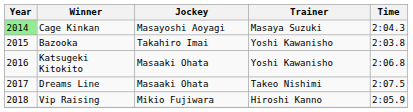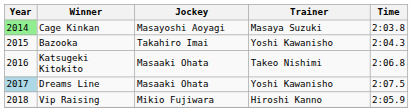(389, 27) 2:04.3 -> (389, 27) 2:03.8
(389, 42) 2:03.8 -> (389, 42) 2:04.3
(292, 63) Yoshi Kawanisho -> (286, 63) Takeo Nishimi
(18, 84) no background -> (18, 84) lightblue background
(286, 84) Takeo Nishimi -> (292, 84) Yoshi Kawanisho
